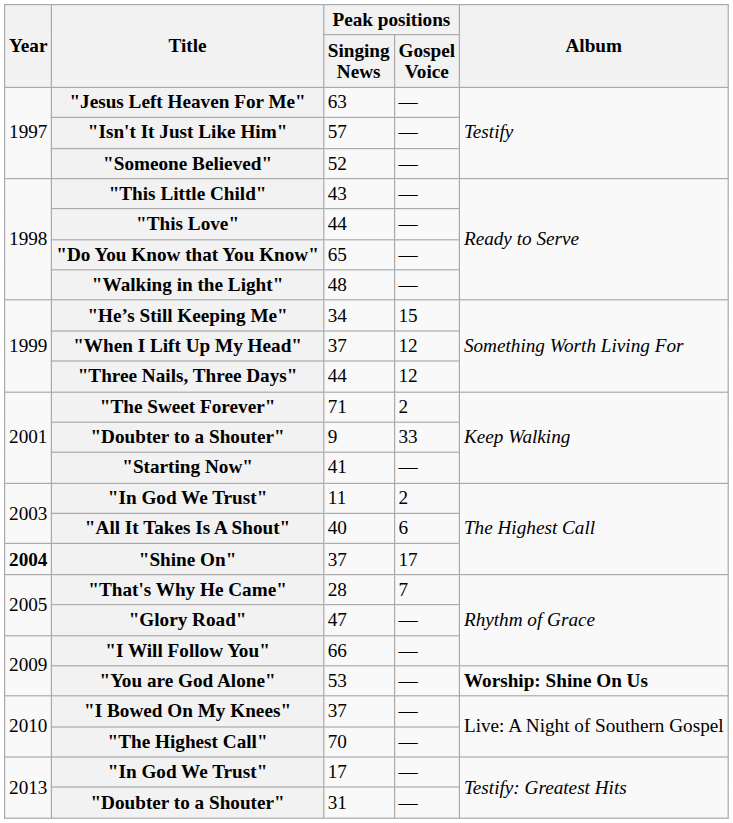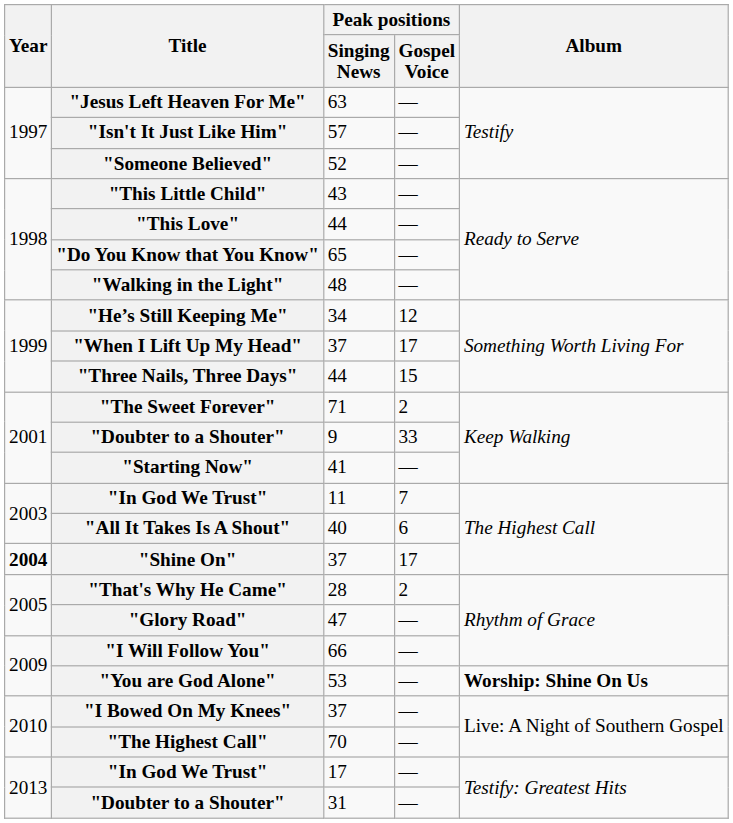(408, 315) 15 -> (408, 315) 12
(408, 345) 12 -> (408, 345) 17
(408, 376) 12 -> (408, 376) 15
(403, 498) 2 -> (403, 498) 7
(403, 589) 7 -> (403, 589) 2
